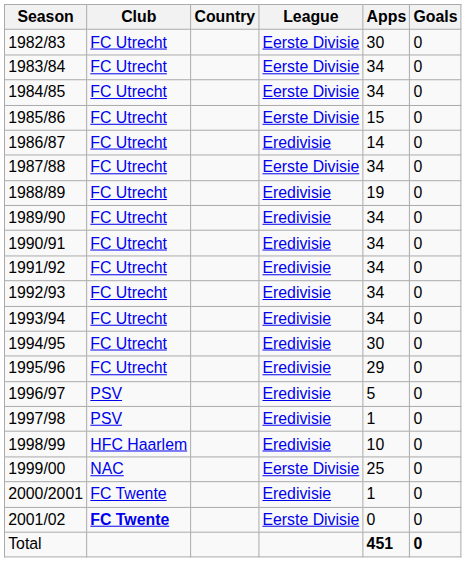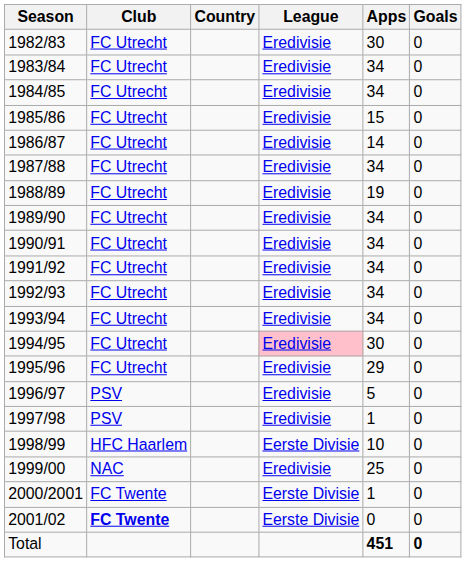(311, 42) Eerste Divisie -> (297, 42) Eredivisie
(311, 67) Eerste Divisie -> (297, 67) Eredivisie
(311, 92) Eerste Divisie -> (297, 92) Eredivisie
(311, 117) Eerste Divisie -> (297, 117) Eredivisie
(311, 167) Eerste Divisie -> (297, 167) Eredivisie
(297, 343) no background -> (297, 343) pink background
(297, 444) Eredivisie -> (311, 444) Eerste Divisie
(311, 469) Eerste Divisie -> (297, 469) Eredivisie
(297, 494) Eredivisie -> (311, 494) Eerste Divisie
